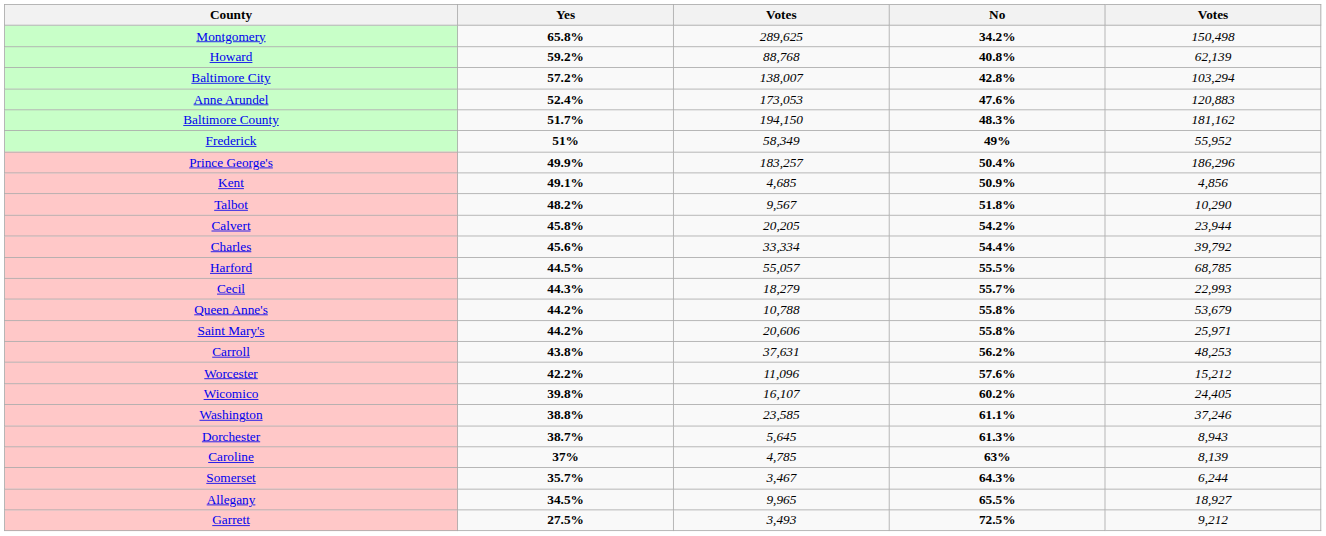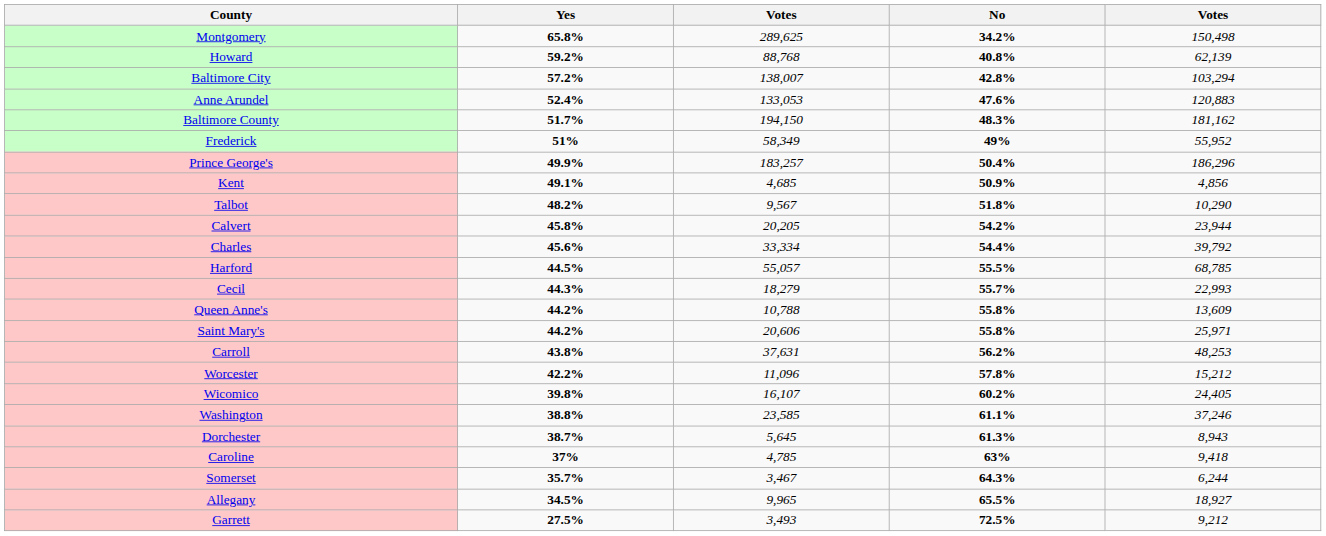(781, 99) 173,053 -> (781, 99) 133,053
(1213, 309) 53,679 -> (1213, 309) 13,609
(997, 373) 57.6% -> (997, 373) 57.8%
(1213, 457) 8,139 -> (1213, 457) 9,418
